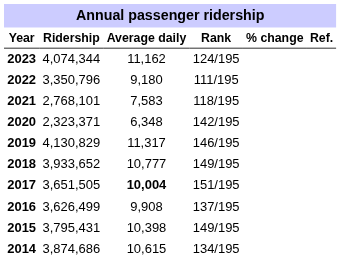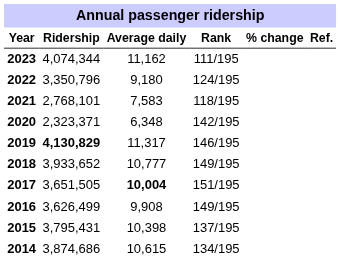(216, 59) 124/195 -> (216, 59) 111/195
(216, 80) 111/195 -> (216, 80) 124/195
(71, 143) normal -> (71, 143) bold
(216, 206) 137/195 -> (216, 206) 149/195
(216, 227) 149/195 -> (216, 227) 137/195
